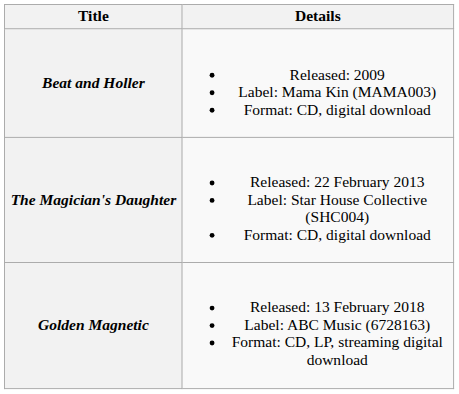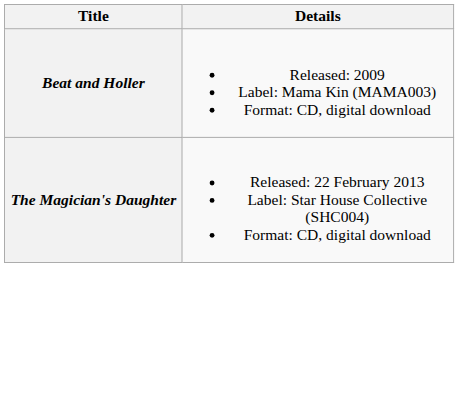- row: (93, 325)
